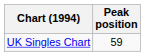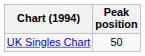(116, 42) 59 -> (116, 42) 50
